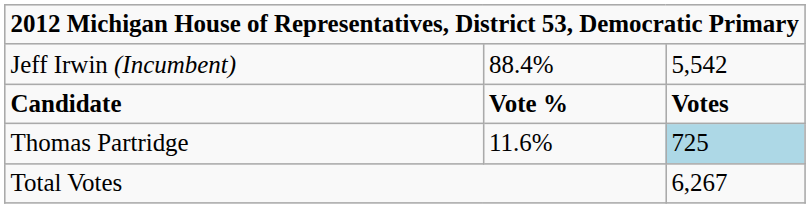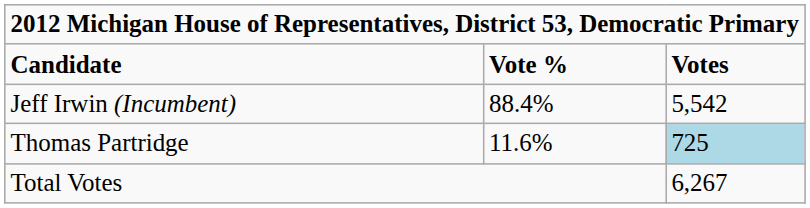rows swapped: (66, 103) <-> (123, 63)
